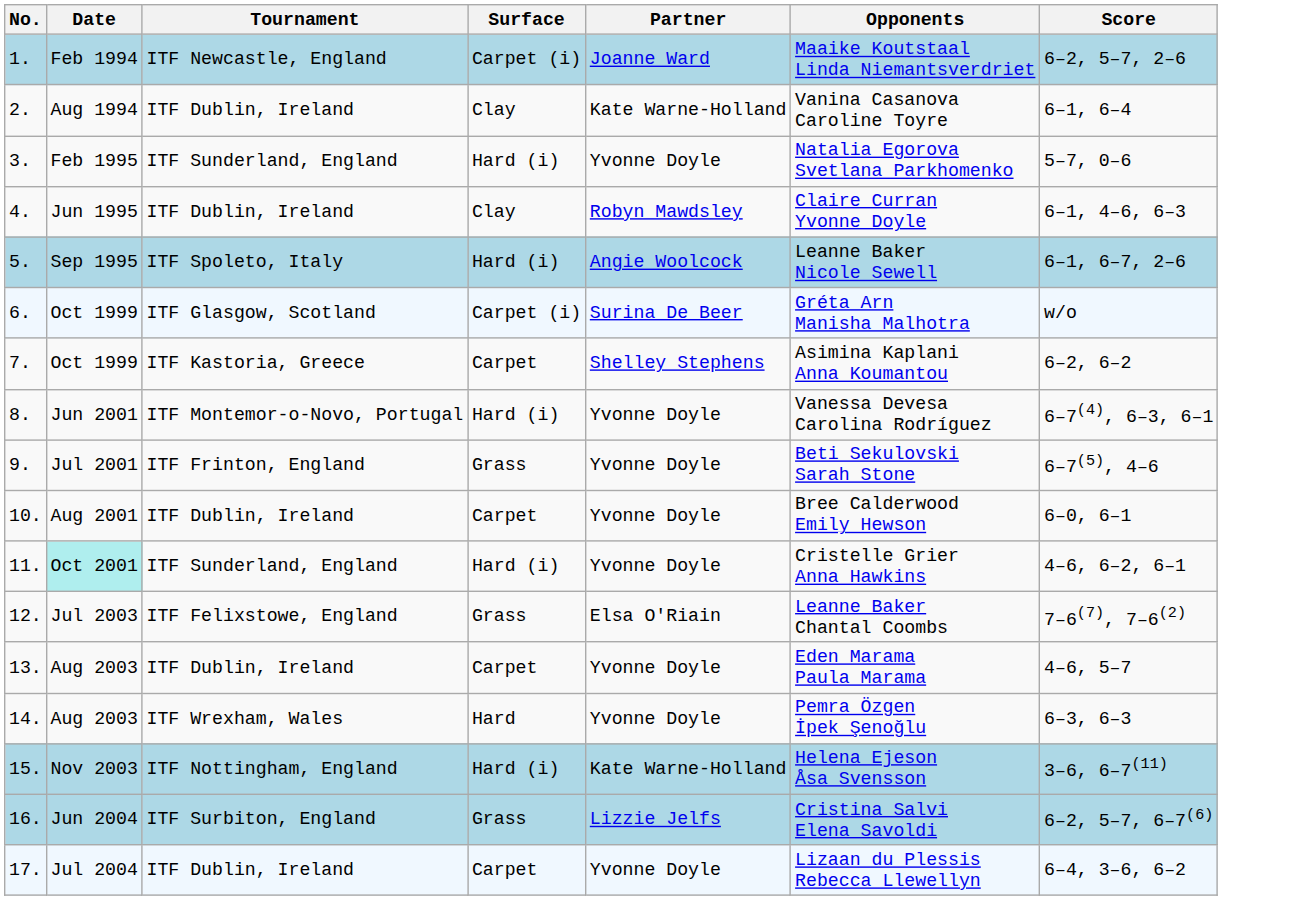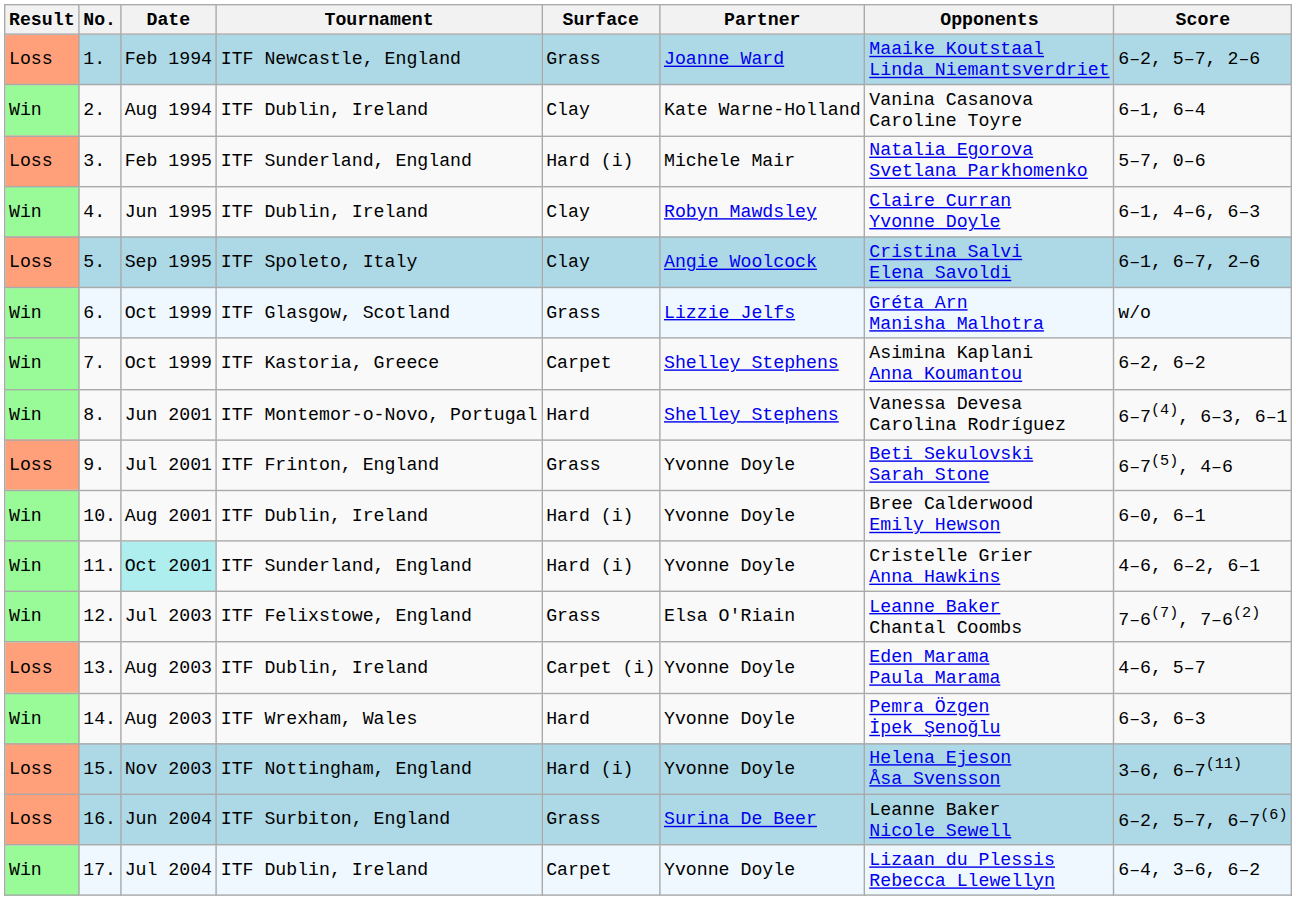+ column: (42, 20)
(527, 60) Carpet (i) -> (573, 60) Grass
(655, 161) Yvonne Doyle -> (730, 161) Michele Mair
(516, 262) Hard (i) -> (568, 262) Clay
(866, 262) Leanne Baker Nicole Sewell -> (946, 262) Cristina Salvi Elena Savoldi
(527, 313) Carpet (i) -> (573, 313) Grass
(666, 313) Surina De Beer -> (730, 313) Lizzie Jelfs
(516, 414) Hard (i) -> (568, 414) Hard
(655, 414) Yvonne Doyle -> (751, 414) Shelley Stephens
(505, 516) Carpet -> (590, 516) Hard (i)
(505, 668) Carpet -> (601, 668) Carpet (i)
(688, 769) Kate Warne-Holland -> (730, 769) Yvonne Doyle
(655, 820) Lizzie Jelfs -> (740, 820) Surina De Beer
(872, 820) Cristina Salvi Elena Savoldi -> (940, 820) Leanne Baker Nicole Sewell
